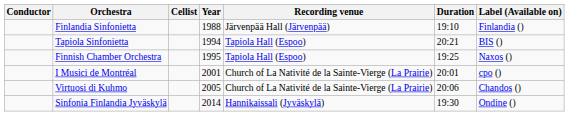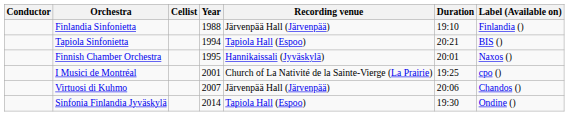(265, 57) Tapiola Hall (Espoo) -> (275, 57) Hannikaissali (Jyväskylä)
(448, 57) 19:25 -> (448, 57) 20:01
(448, 73) 20:01 -> (448, 73) 19:25
(211, 88) 2005 -> (211, 88) 2007
(329, 88) Church of La Nativité de la Sainte-Vierge (La Prairie) -> (278, 88) Järvenpää Hall (Järvenpää)
(275, 103) Hannikaissali (Jyväskylä) -> (265, 103) Tapiola Hall (Espoo)
